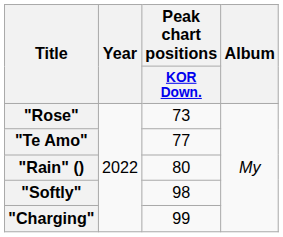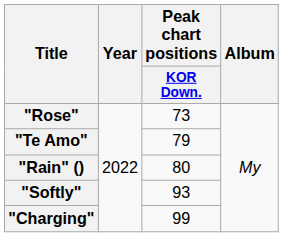(181, 141) 77 -> (181, 141) 79
(181, 192) 98 -> (181, 192) 93
